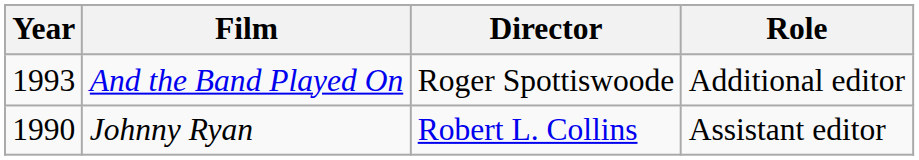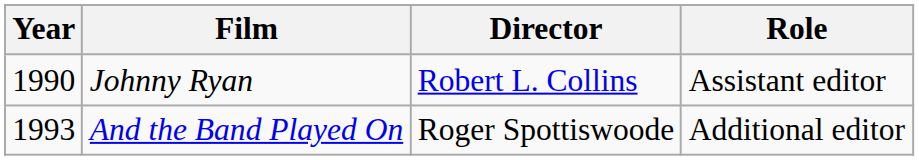rows swapped: (171, 129) <-> (247, 79)
